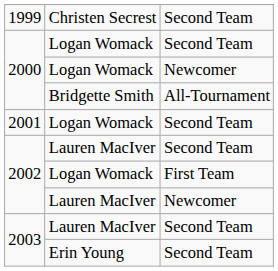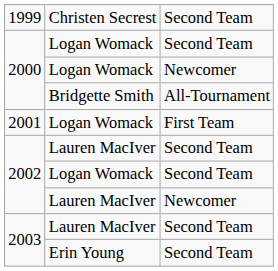(208, 122) Second Team -> (199, 122) First Team
(199, 174) First Team -> (208, 174) Second Team
